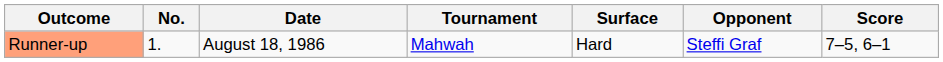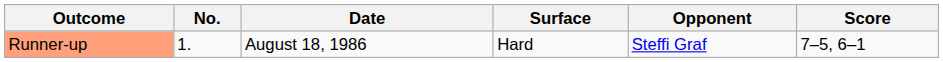- column: (489, 18)
